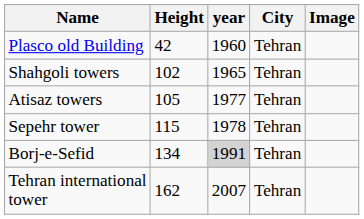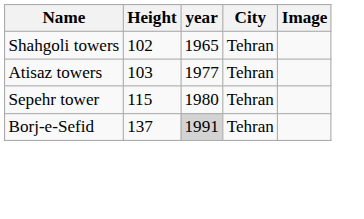- row: (76, 45)
(167, 99) 105 -> (140, 72) 103
(229, 126) 1978 -> (202, 99) 1980
(167, 153) 134 -> (140, 126) 137
- row: (78, 190)
